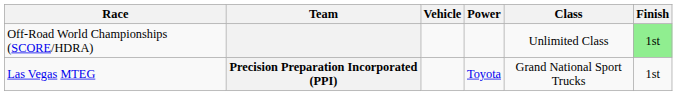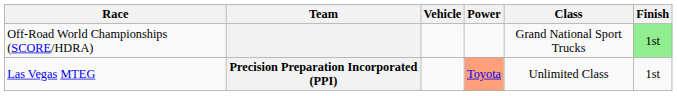(569, 40) Unlimited Class -> (569, 40) Grand National Sport Trucks
(484, 74) no background -> (484, 74) lightsalmon background
(569, 74) Grand National Sport Trucks -> (569, 74) Unlimited Class
